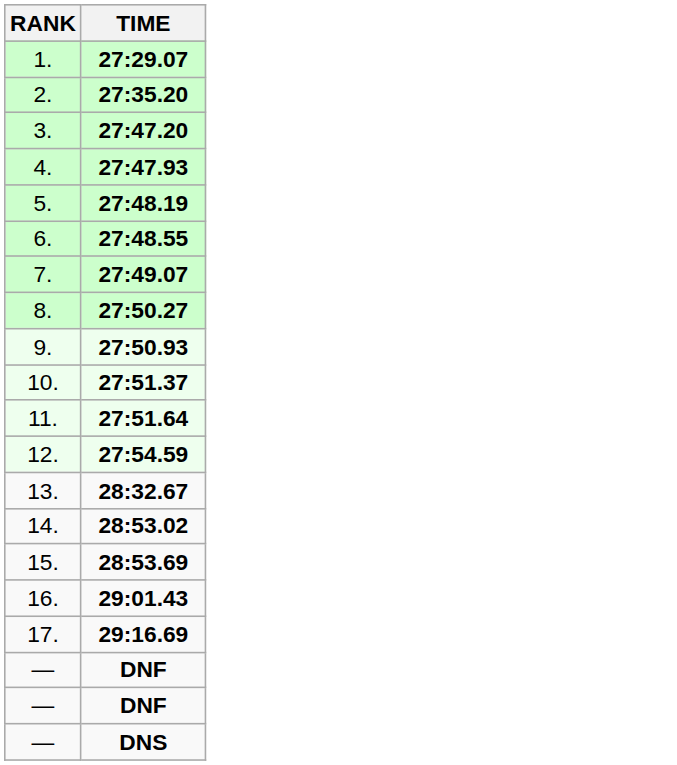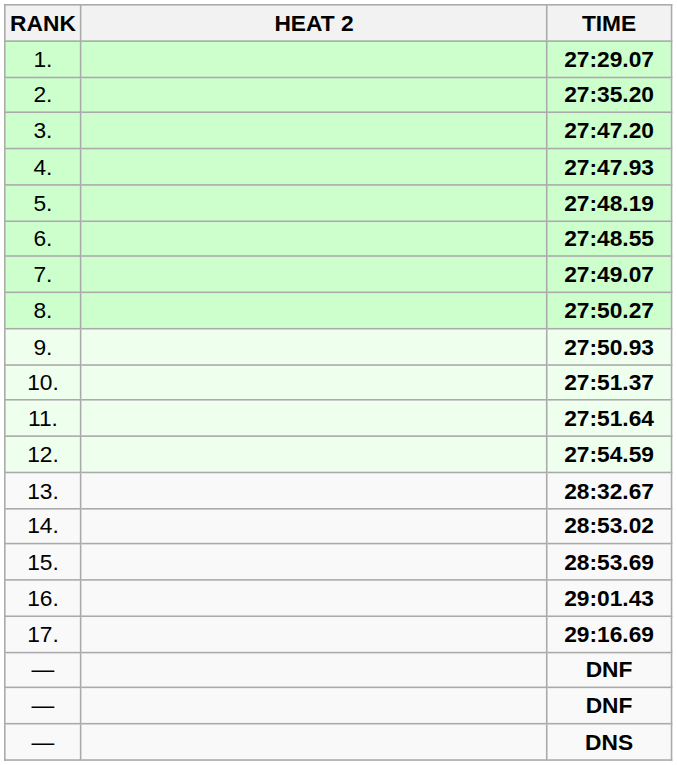+ column: (314, 23)
